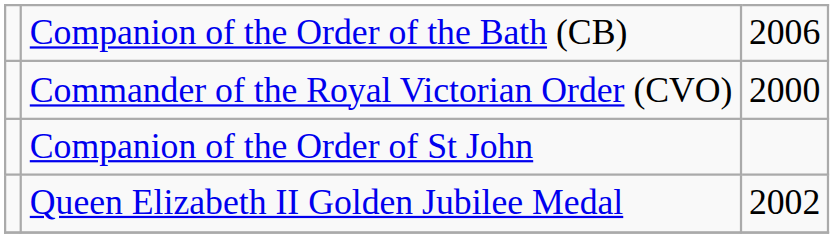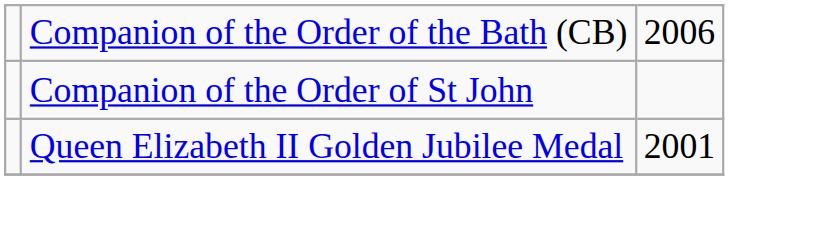- row: (381, 89)
(785, 202) 2002 -> (679, 145) 2001
